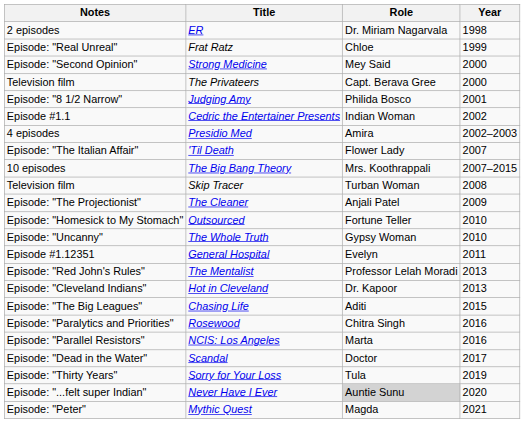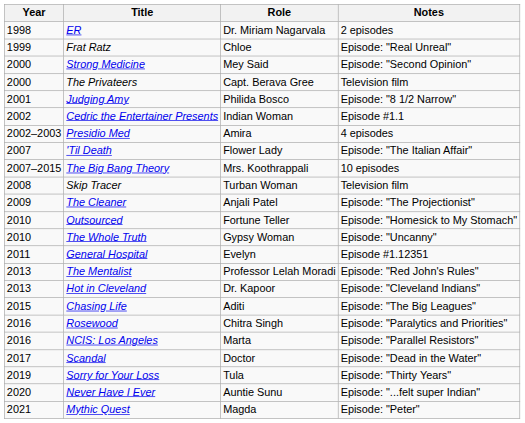columns swapped: (490, 13) <-> (95, 13)
(375, 392) lightgrey background -> (253, 392) no background
